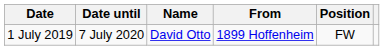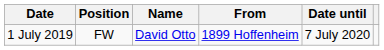columns swapped: (345, 14) <-> (111, 14)
